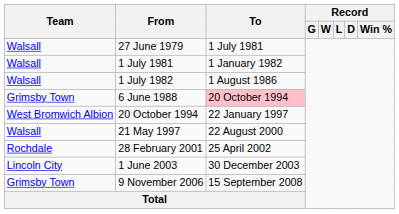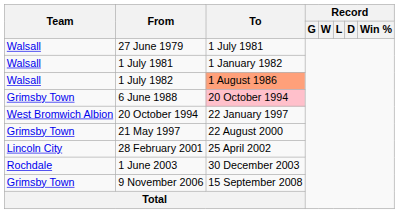(243, 81) no background -> (243, 81) lightsalmon background
(24, 132) Walsall -> (41, 132) Grimsby Town
(29, 149) Rochdale -> (35, 149) Lincoln City
(35, 166) Lincoln City -> (29, 166) Rochdale
